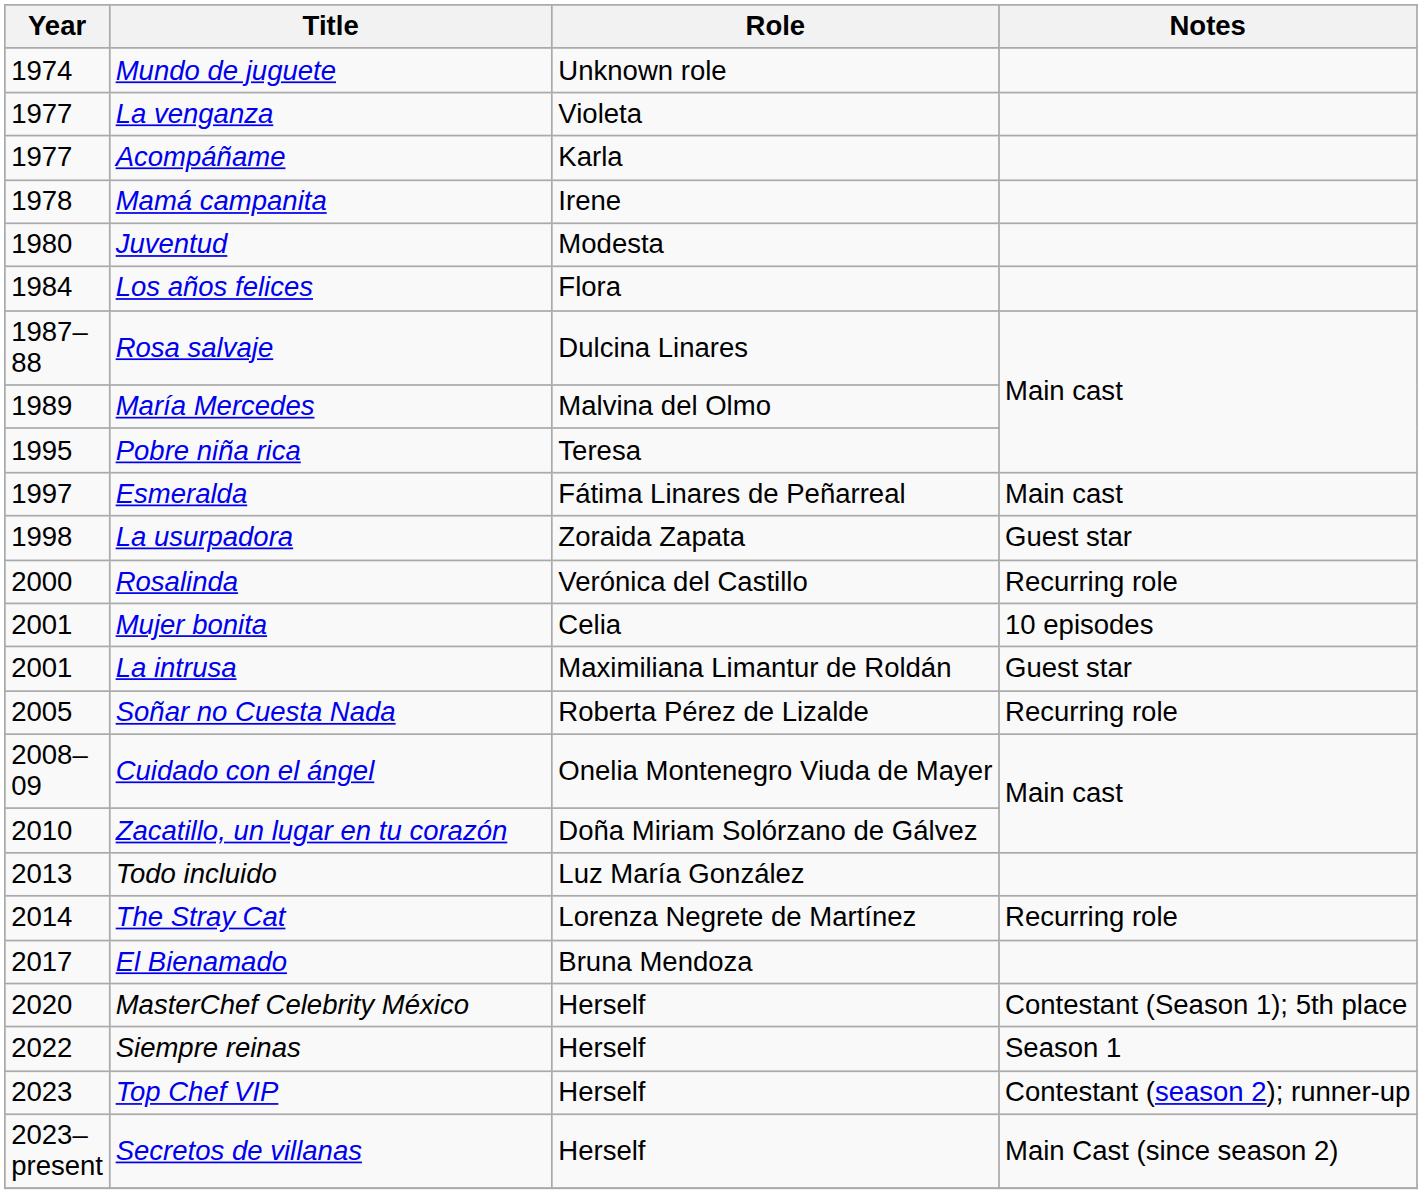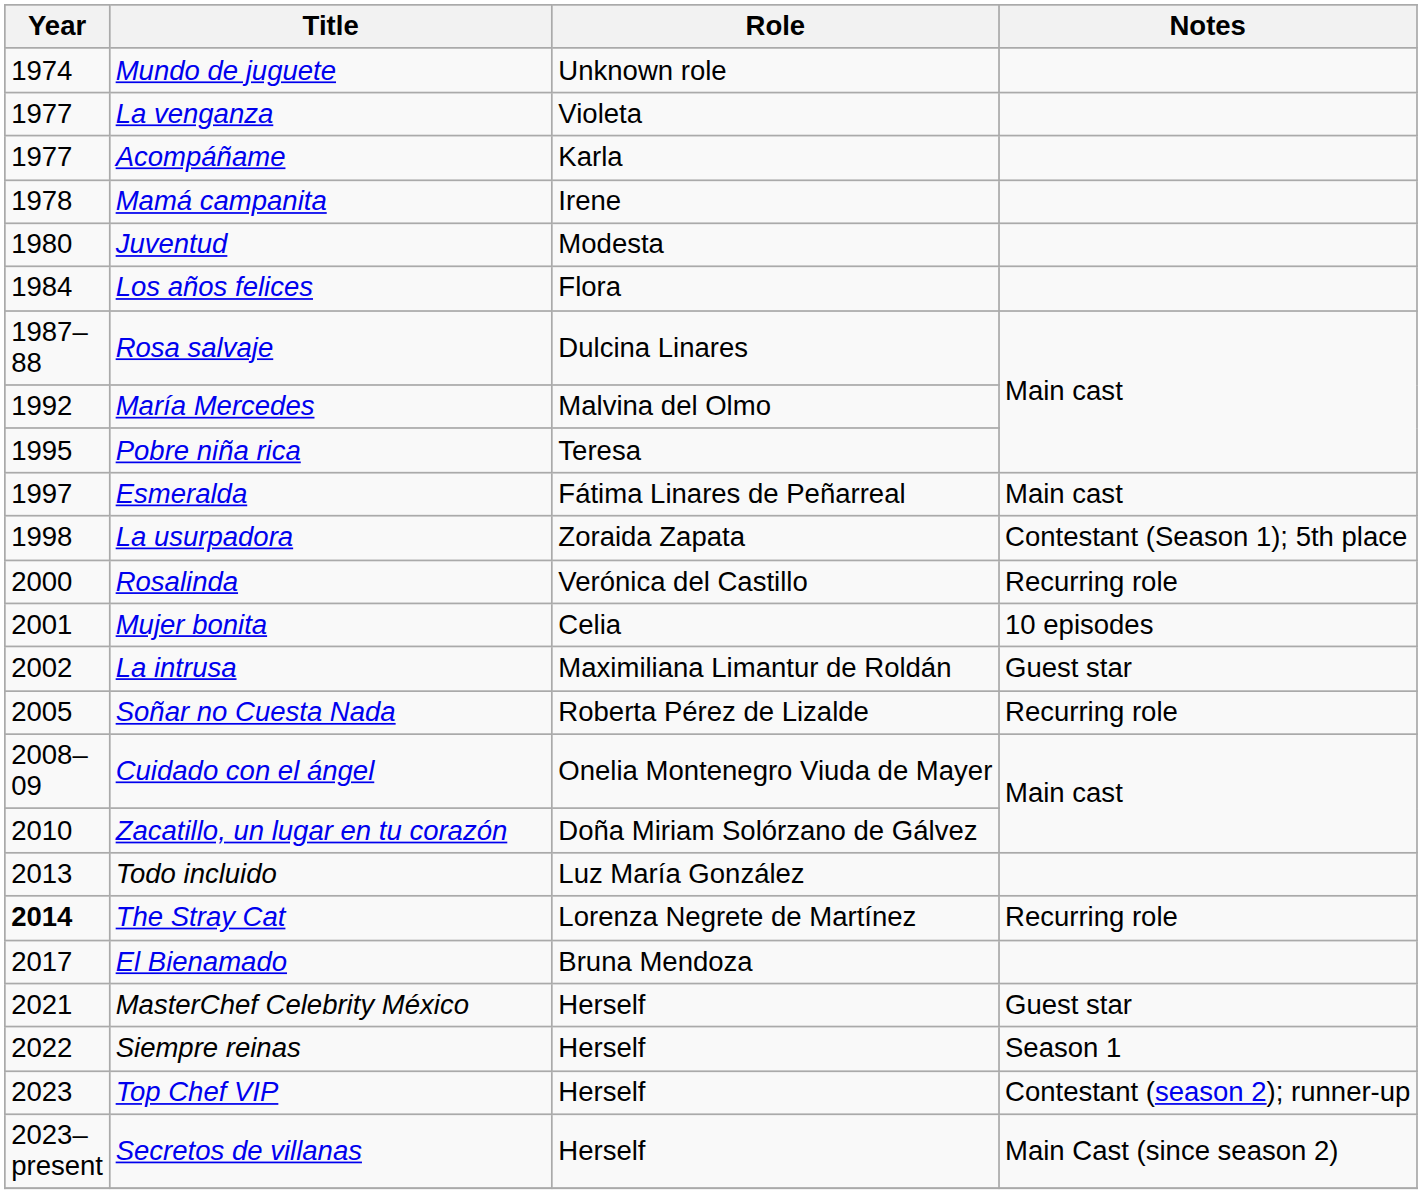(42, 406) 1989 -> (42, 406) 1992
(1068, 537) Guest star -> (1206, 537) Contestant (Season 1); 5th place
(42, 668) 2001 -> (42, 668) 2002
(42, 917) normal -> (42, 917) bold
(42, 1004) 2020 -> (42, 1004) 2021
(1206, 1004) Contestant (Season 1); 5th place -> (1068, 1004) Guest star
